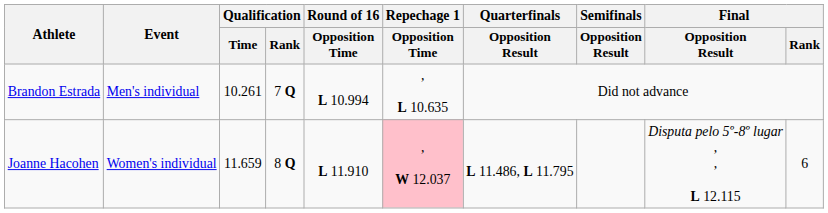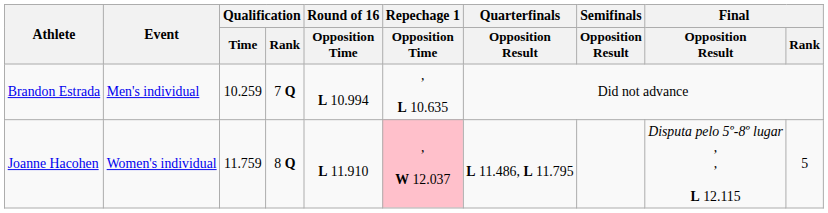(243, 92) 10.261 -> (243, 92) 10.259
(243, 164) 11.659 -> (243, 164) 11.759
(805, 164) 6 -> (805, 164) 5
